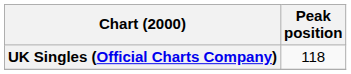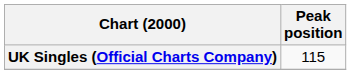(313, 57) 118 -> (313, 57) 115
